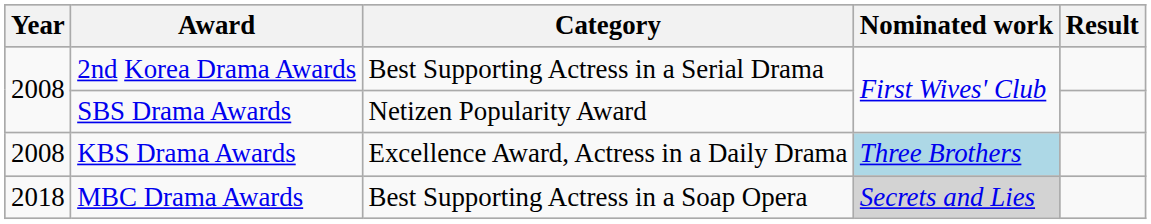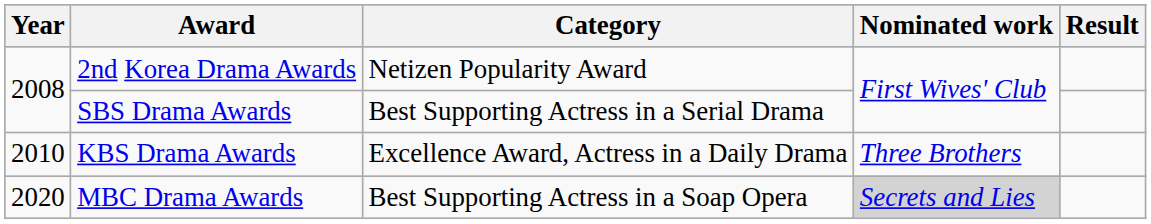(596, 68) Best Supporting Actress in a Serial Drama -> (508, 68) Netizen Popularity Award
(508, 111) Netizen Popularity Award -> (596, 111) Best Supporting Actress in a Serial Drama
(38, 153) 2008 -> (38, 153) 2010
(941, 153) lightblue background -> (941, 153) no background
(38, 196) 2018 -> (38, 196) 2020
